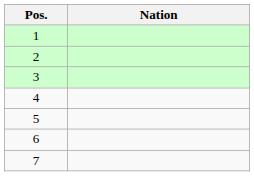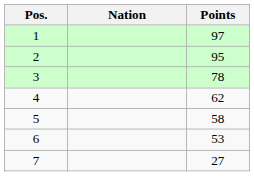+ column: (218, 14)
